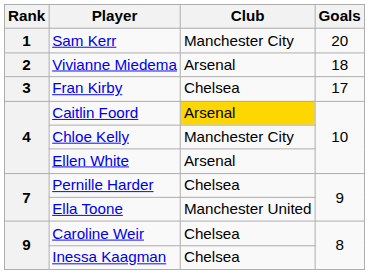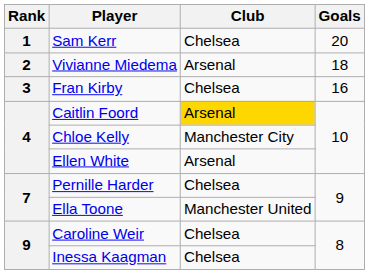(239, 40) Manchester City -> (212, 40) Chelsea
(340, 88) 17 -> (340, 88) 16
